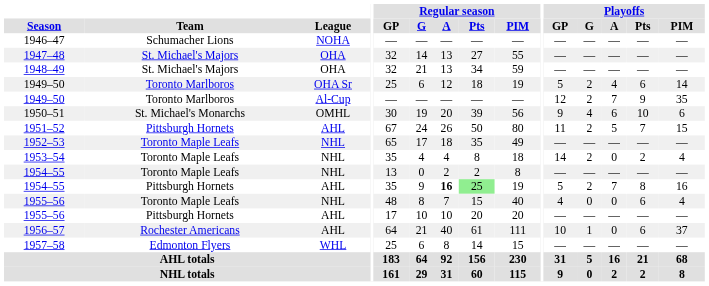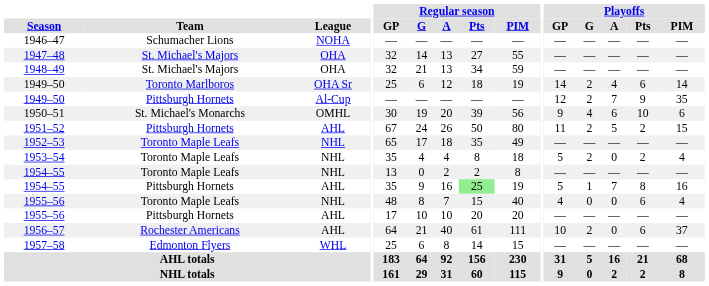(560, 84) 5 -> (560, 84) 14
(190, 99) Toronto Marlboros -> (190, 99) Pittsburgh Hornets
(643, 128) 7 -> (643, 128) 2
(560, 157) 14 -> (560, 157) 5
(446, 186) bold -> (446, 186) normal
(589, 186) 2 -> (589, 186) 1
(589, 230) 1 -> (589, 230) 2
